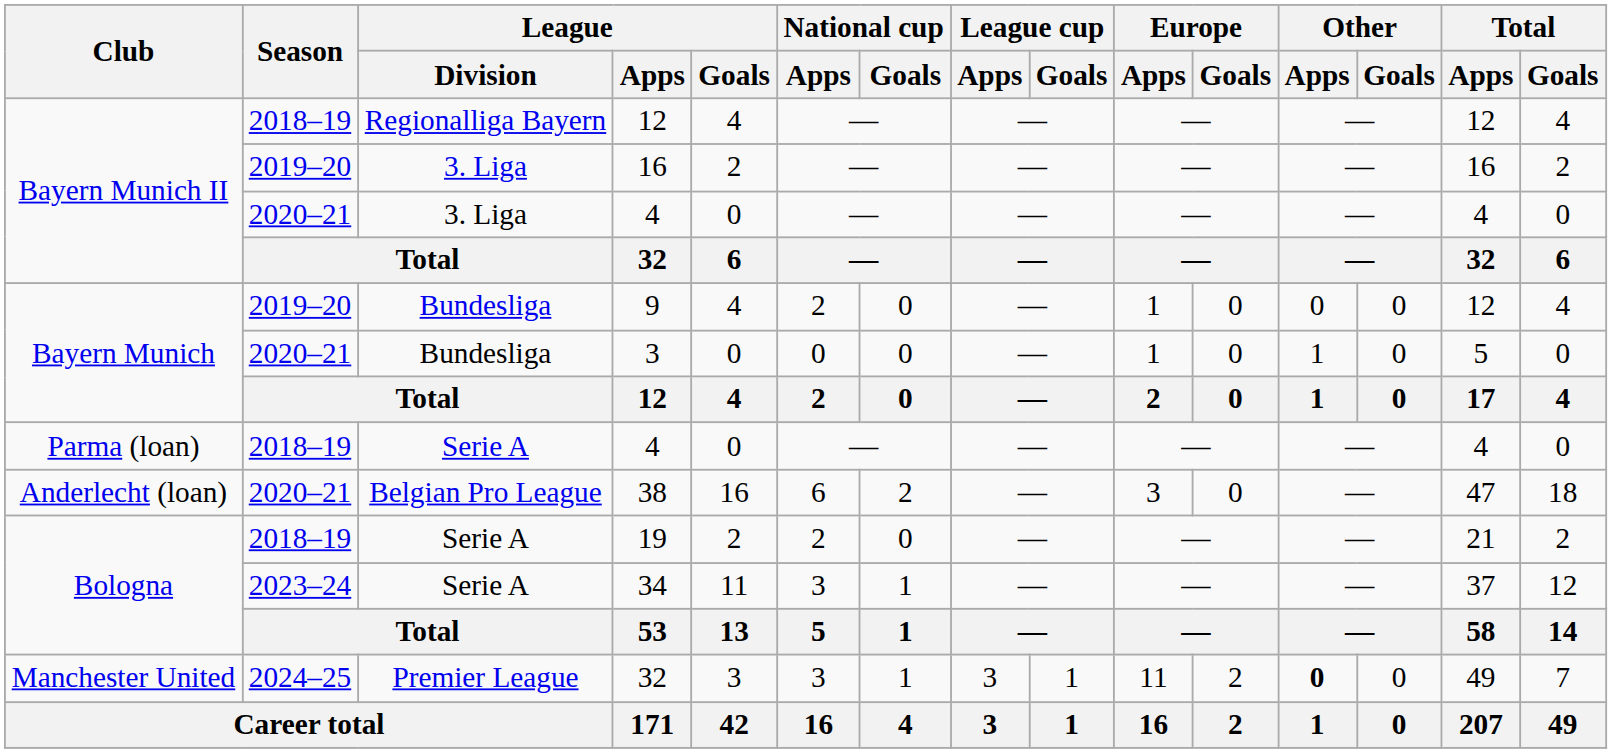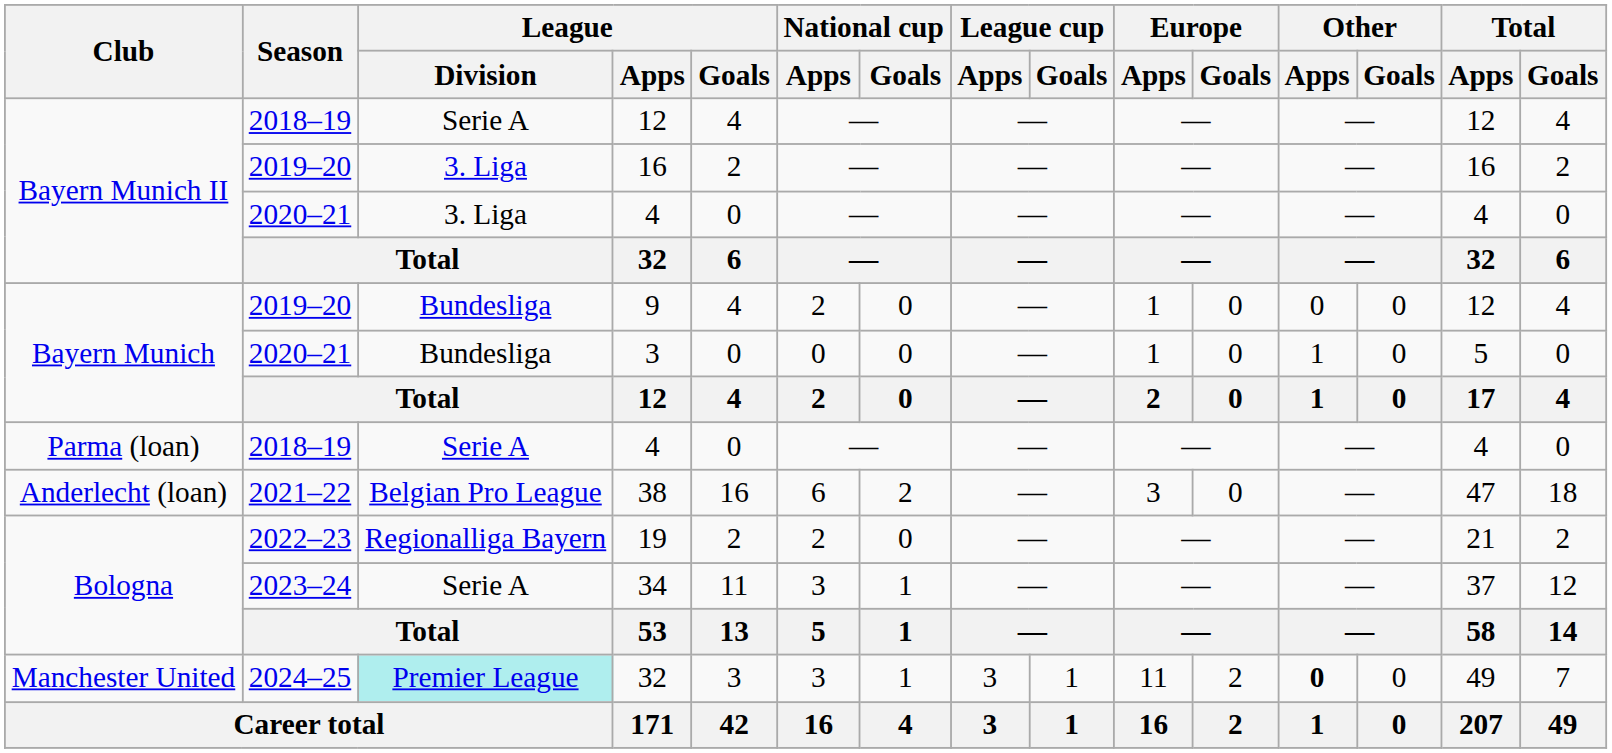(485, 120) Regionalliga Bayern -> (485, 120) Serie A
(300, 492) 2020–21 -> (300, 492) 2021–22
(300, 538) 2018–19 -> (300, 538) 2022–23
(485, 538) Serie A -> (485, 538) Regionalliga Bayern
(485, 677) no background -> (485, 677) paleturquoise background
